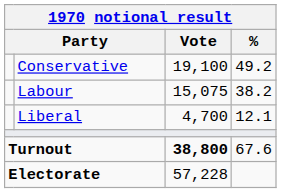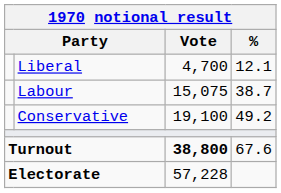rows swapped: (73, 67) <-> (50, 117)
(254, 92) 38.2 -> (254, 92) 38.7
